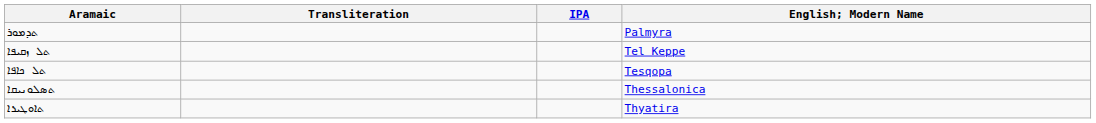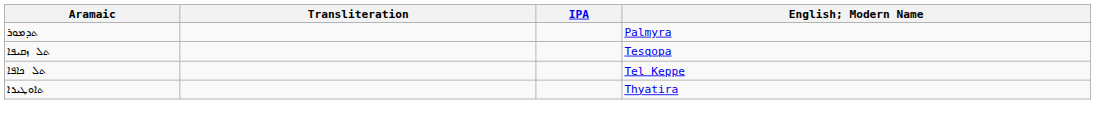(655, 51) Tel Keppe -> (648, 51) Tesqopa
(648, 70) Tesqopa -> (655, 70) Tel Keppe
- row: (31, 89)
